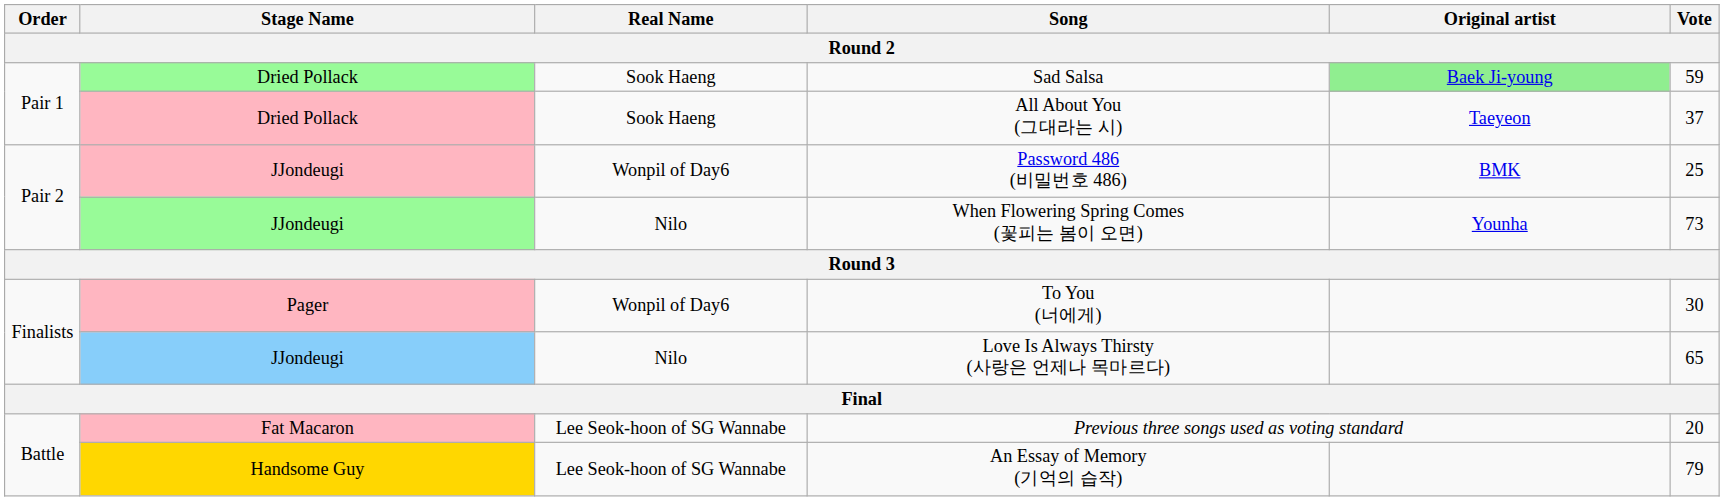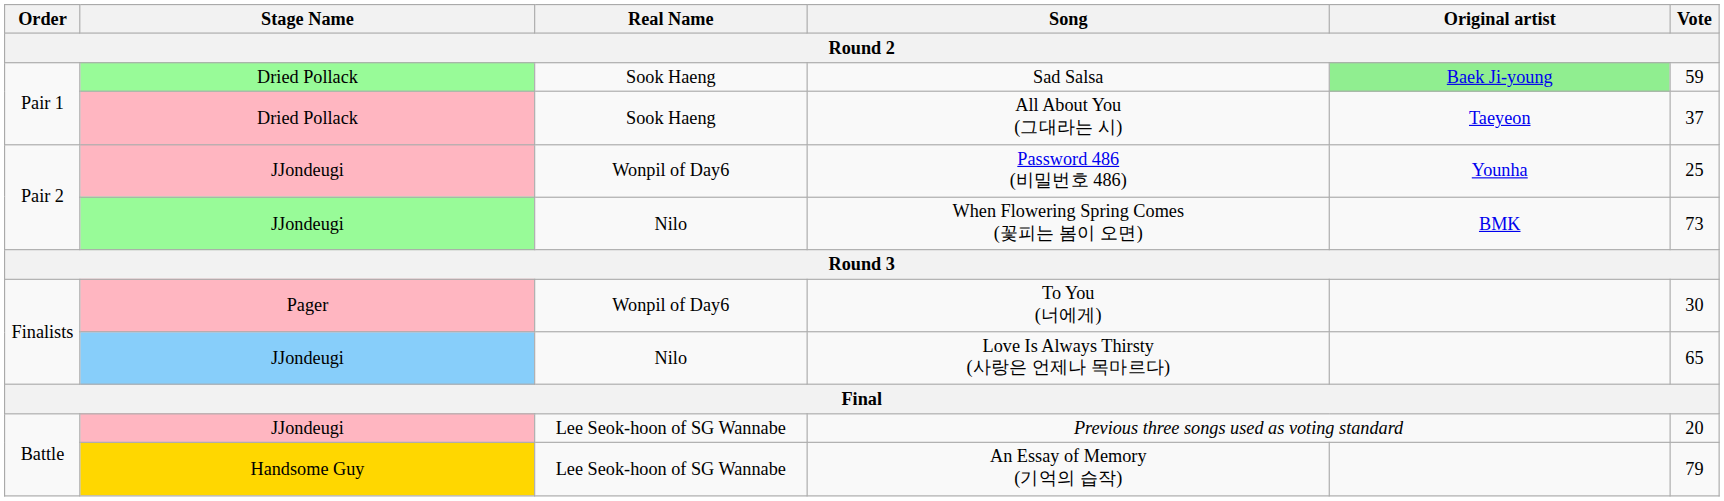(1500, 170) BMK -> (1500, 170) Younha
(1500, 223) Younha -> (1500, 223) BMK
(307, 427) Fat Macaron -> (307, 427) JJondeugi
